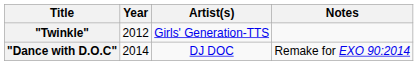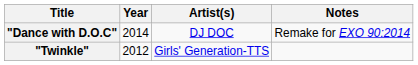rows swapped: (62, 32) <-> (62, 51)
